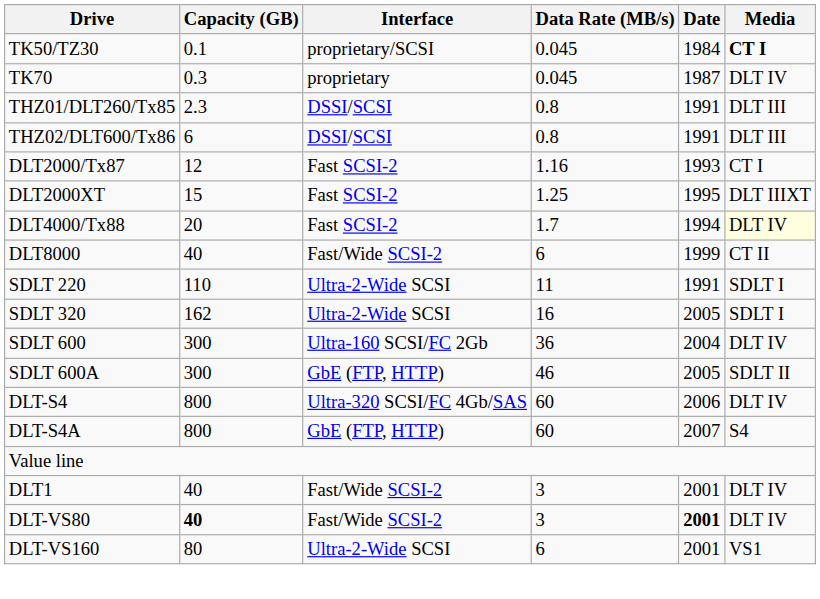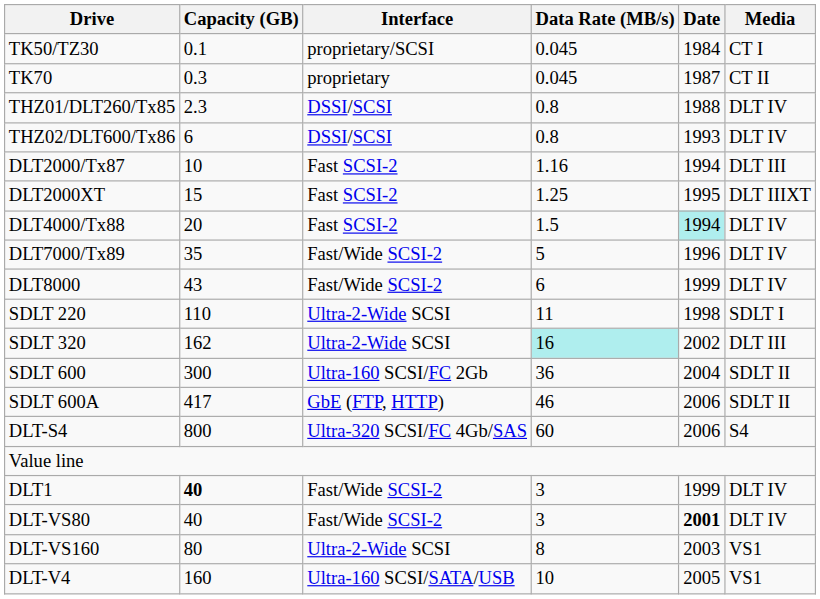(748, 48) bold -> (746, 48) normal
(758, 78) DLT IV -> (749, 78) CT II
(702, 107) 1991 -> (702, 107) 1988
(758, 107) DLT III -> (758, 107) DLT IV
(702, 136) 1991 -> (702, 136) 1993
(758, 136) DLT III -> (758, 136) DLT IV
(193, 166) 12 -> (193, 166) 10
(702, 166) 1993 -> (702, 166) 1994
(746, 166) CT I -> (758, 166) DLT III
(547, 225) 1.7 -> (547, 225) 1.5
(702, 225) no background -> (702, 225) paleturquoise background
(758, 225) lightyellow background -> (758, 225) no background
+ row: (67, 254)
(193, 254) 40 -> (193, 284) 43
(749, 254) CT II -> (758, 284) DLT IV
(702, 284) 1991 -> (702, 313) 1998
(545, 313) no background -> (545, 343) paleturquoise background
(702, 313) 2005 -> (702, 343) 2002
(757, 313) SDLT I -> (758, 343) DLT III
(758, 343) DLT IV -> (760, 372) SDLT II
(198, 372) 300 -> (198, 401) 417
(702, 372) 2005 -> (702, 401) 2006
(758, 401) DLT IV -> (739, 431) S4
- row: (45, 431)
(193, 490) normal -> (193, 490) bold
(702, 490) 2001 -> (702, 490) 1999
(193, 519) bold -> (193, 519) normal
(540, 549) 6 -> (540, 549) 8
(702, 549) 2001 -> (702, 549) 2003
+ row: (40, 578)
